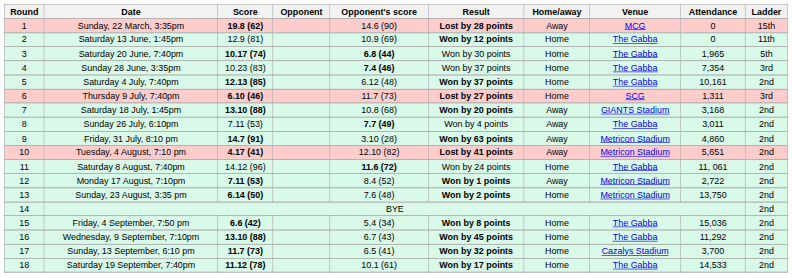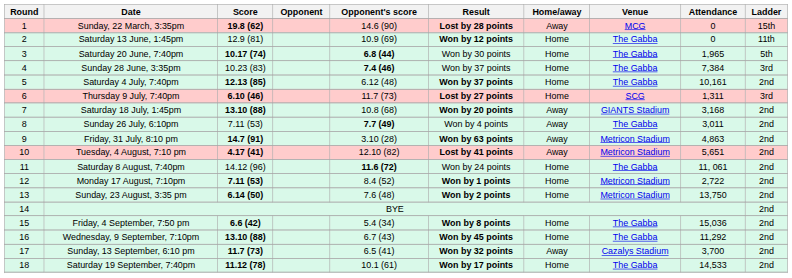(713, 68) 7,354 -> (713, 68) 7,384
(713, 139) 4,860 -> (713, 139) 4,863
(557, 181) Away -> (557, 181) Home
(557, 252) Home -> (557, 252) Away
